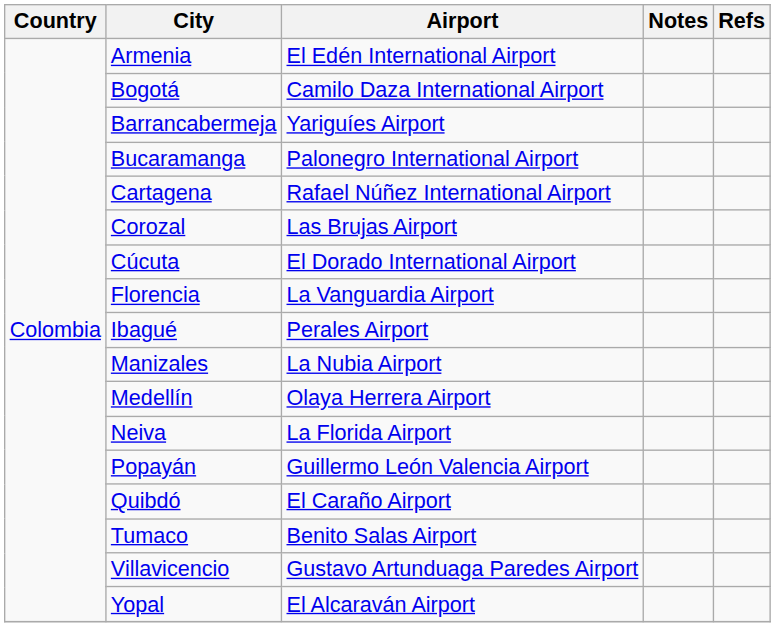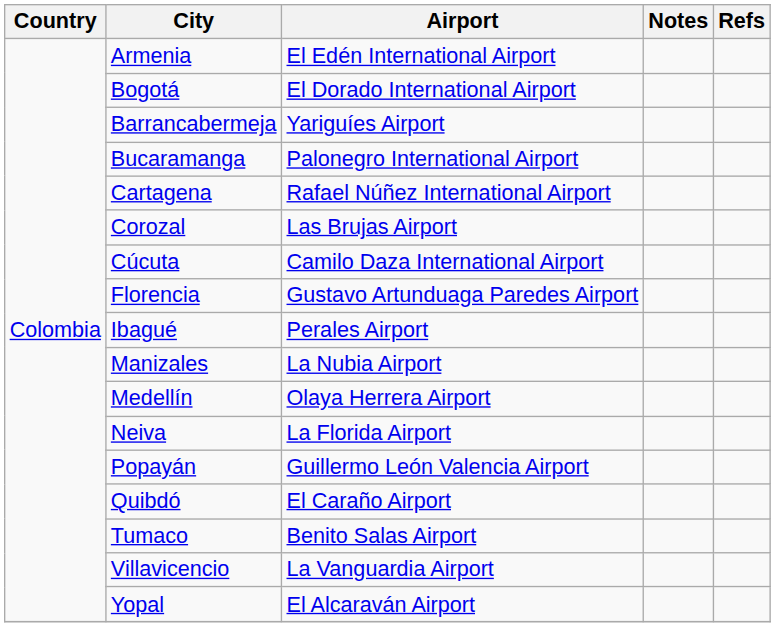(445, 90) Camilo Daza International Airport -> (431, 90) El Dorado International Airport
(431, 261) El Dorado International Airport -> (445, 261) Camilo Daza International Airport
(390, 295) La Vanguardia Airport -> (462, 295) Gustavo Artunduaga Paredes Airport
(462, 569) Gustavo Artunduaga Paredes Airport -> (390, 569) La Vanguardia Airport
